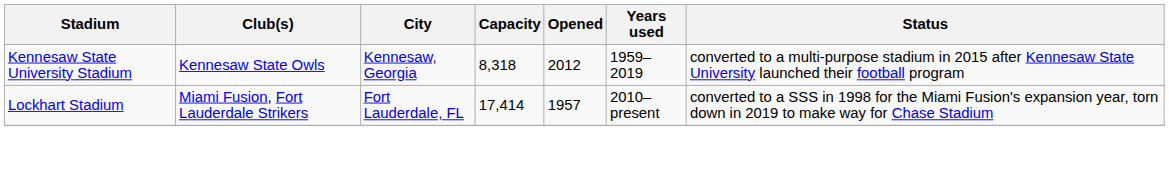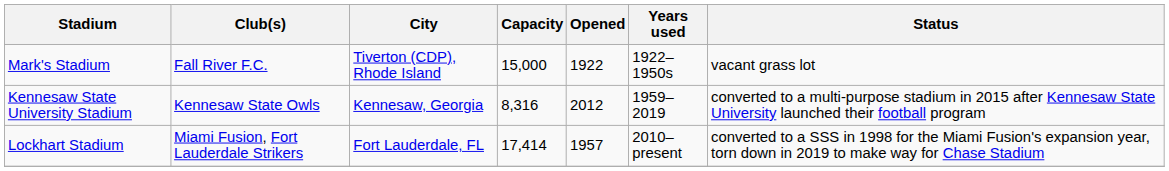+ row: (59, 65)
(497, 65) 8,318 -> (520, 105) 8,316
